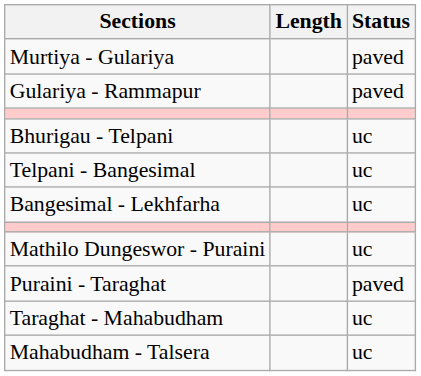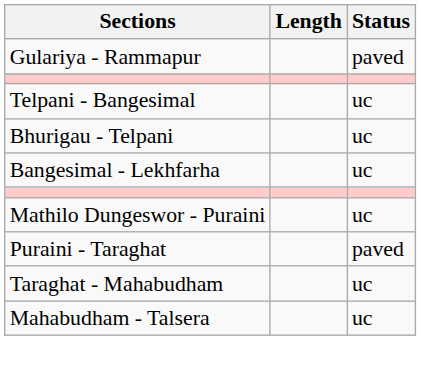- row: (92, 56)
rows swapped: (92, 135) <-> (103, 169)
